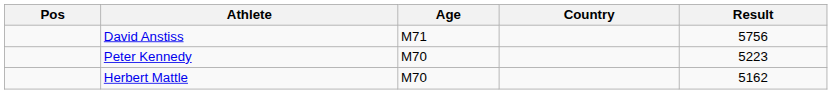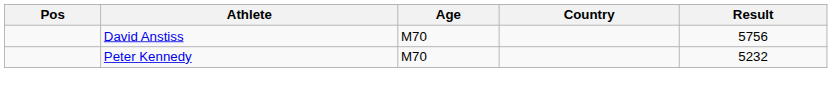(414, 36) M71 -> (414, 36) M70
(753, 57) 5223 -> (753, 57) 5232
- row: (146, 78)
